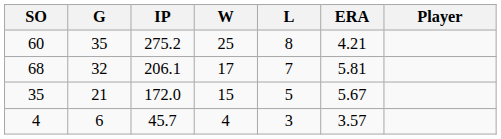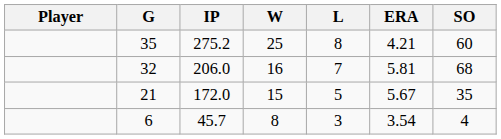columns swapped: (440, 17) <-> (36, 17)
(162, 69) 206.1 -> (212, 69) 206.0
(226, 69) 17 -> (275, 69) 16
(226, 120) 4 -> (275, 120) 8
(352, 120) 3.57 -> (401, 120) 3.54
